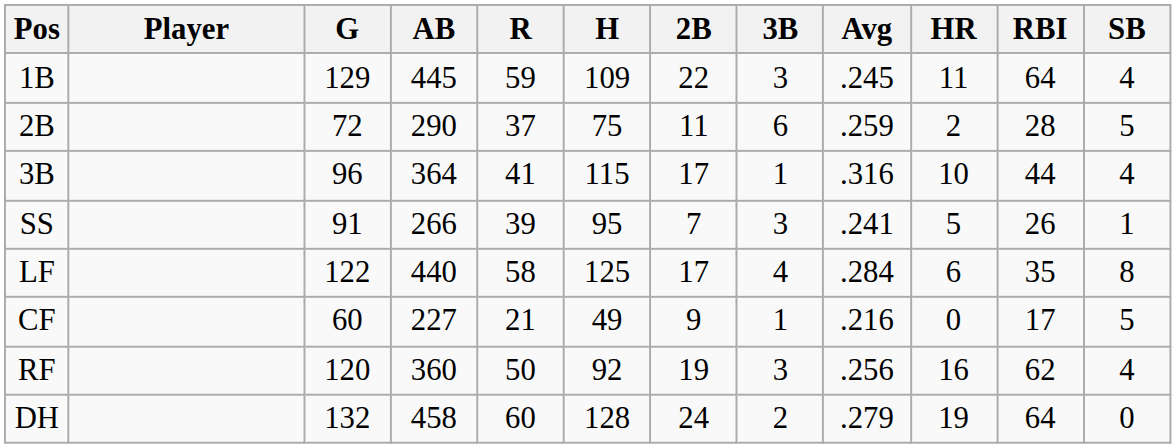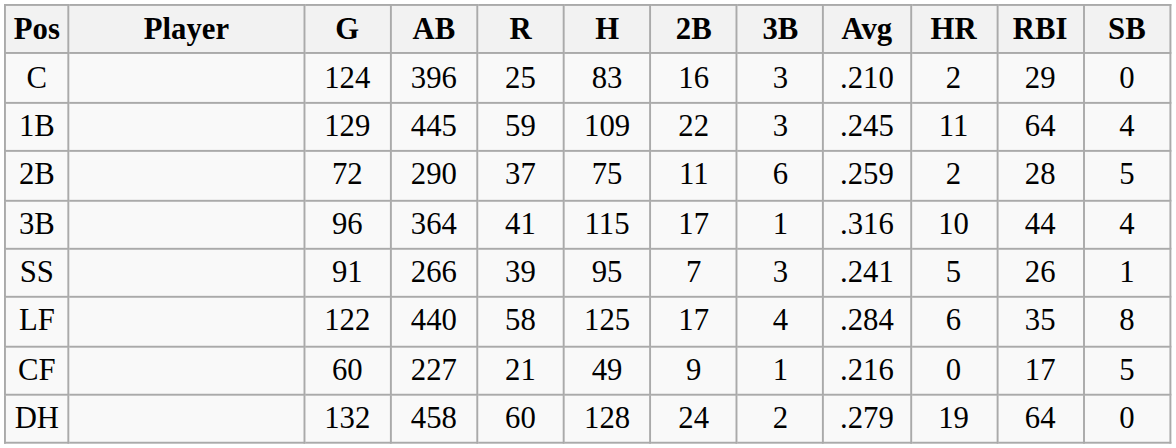+ row: (37, 77)
- row: (37, 369)
